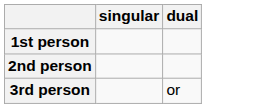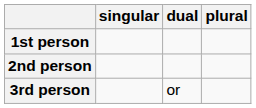+ column: (227, 16)
